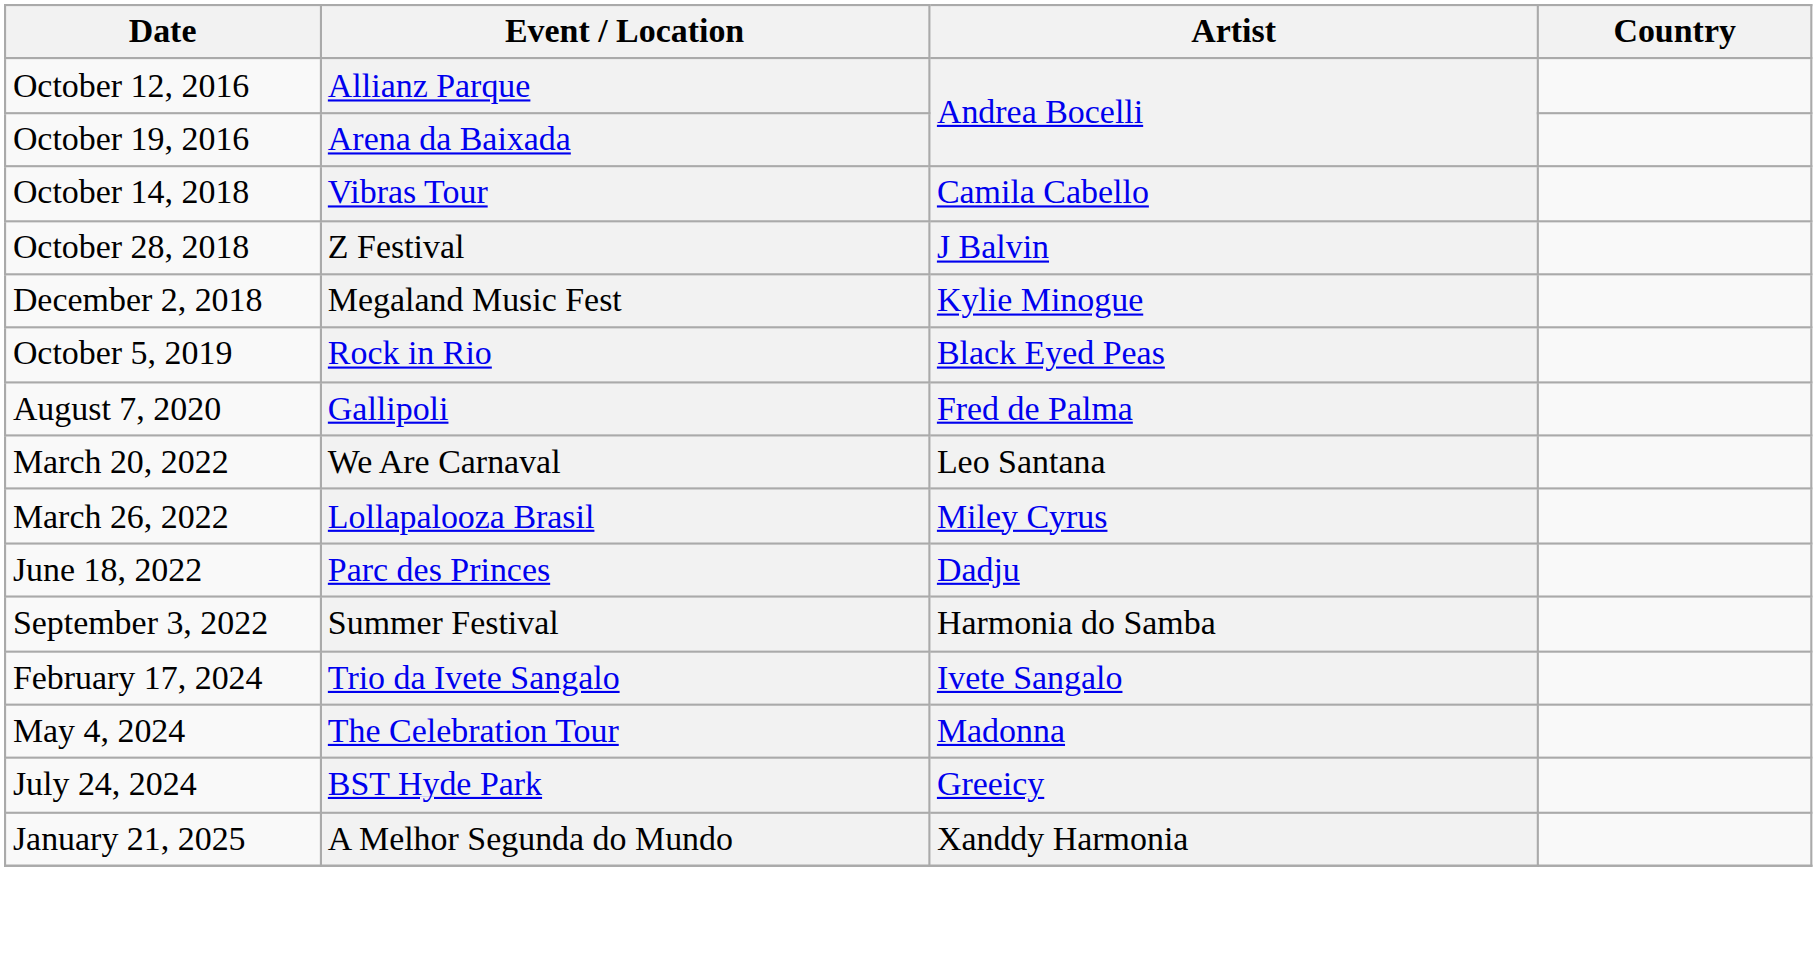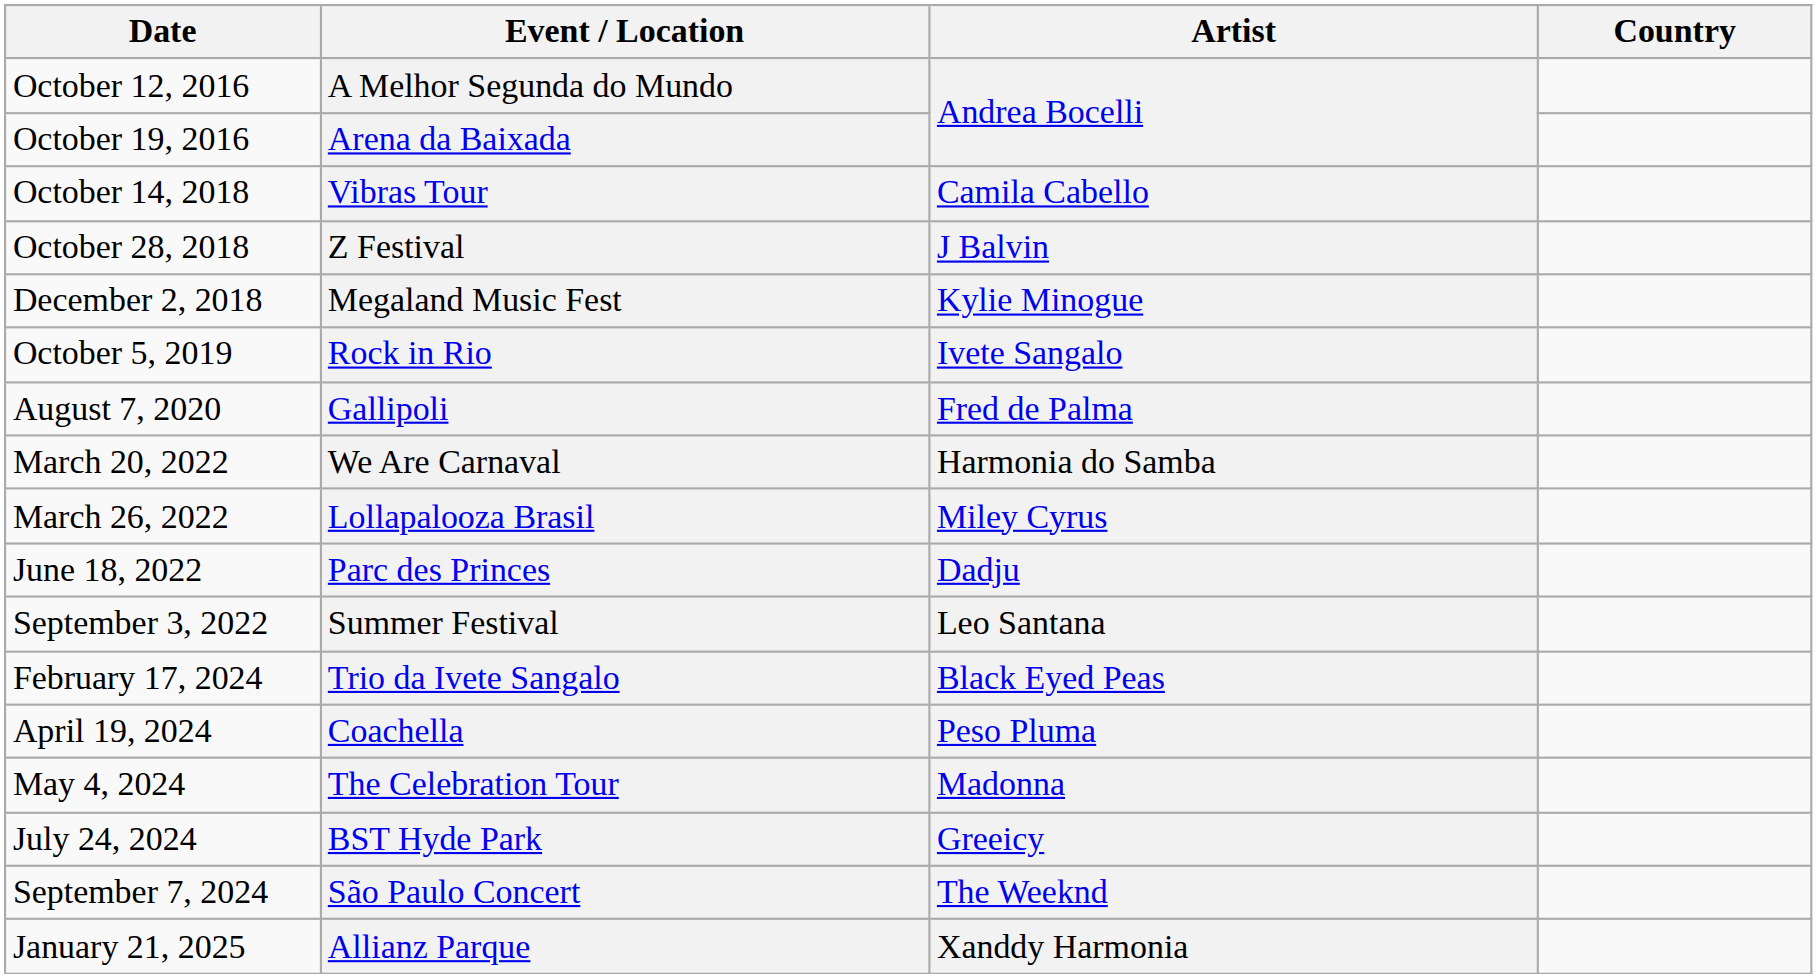(429, 85) Allianz Parque -> (530, 85) A Melhor Segunda do Mundo
(1051, 354) Black Eyed Peas -> (1030, 354) Ivete Sangalo
(1021, 461) Leo Santana -> (1076, 461) Harmonia do Samba
(1076, 623) Harmonia do Samba -> (1021, 623) Leo Santana
(1030, 676) Ivete Sangalo -> (1051, 676) Black Eyed Peas
+ row: (112, 730)
+ row: (141, 892)
(530, 838) A Melhor Segunda do Mundo -> (429, 945) Allianz Parque
